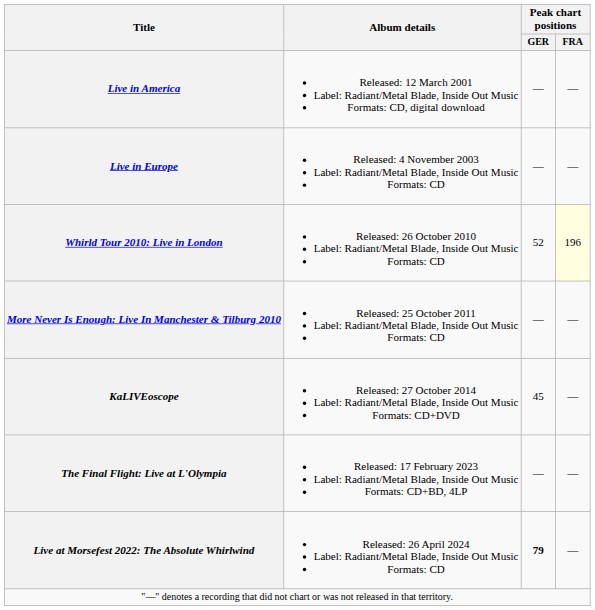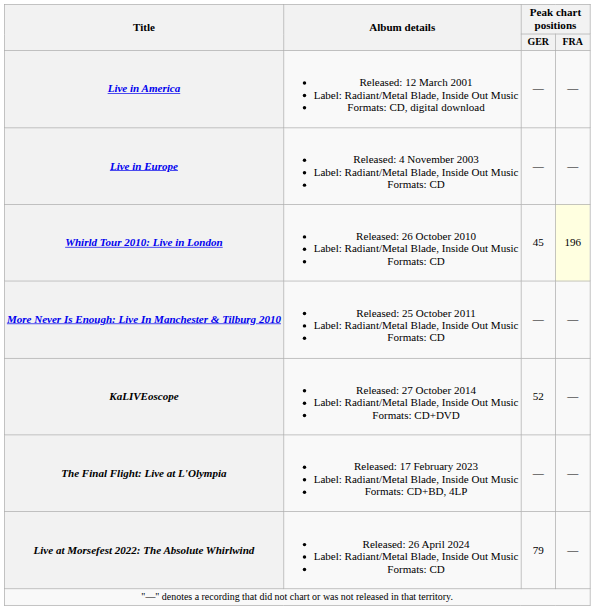(538, 242) 52 -> (538, 242) 45
(538, 396) 45 -> (538, 396) 52
(538, 550) bold -> (538, 550) normal
